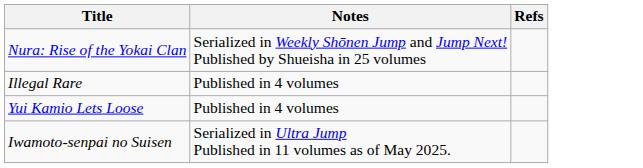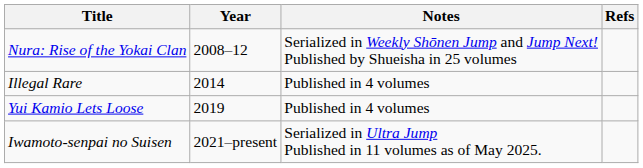+ column: (235, 16)
